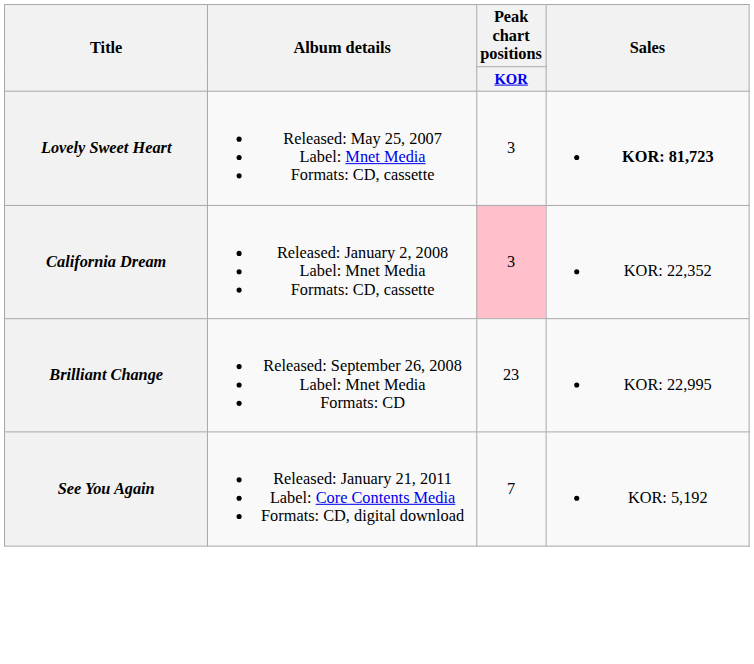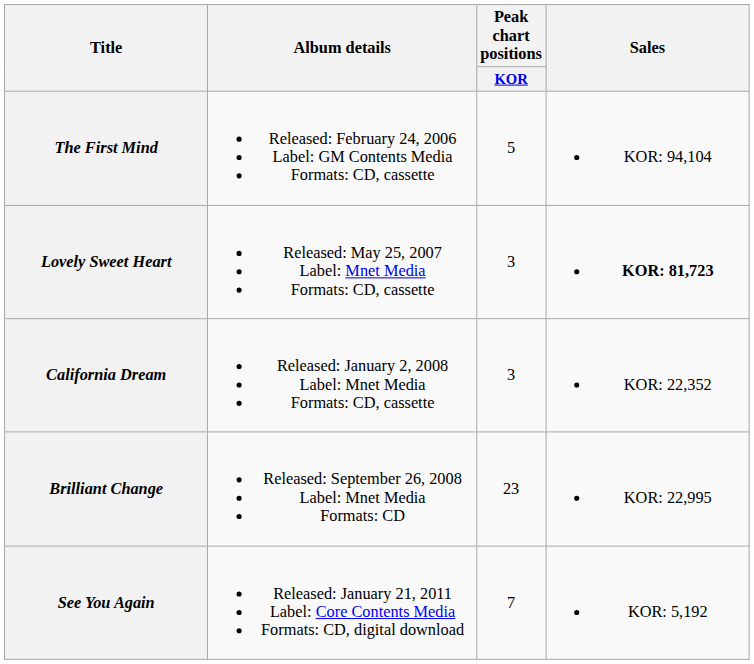+ row: (106, 148)
(511, 261) pink background -> (511, 375) no background
